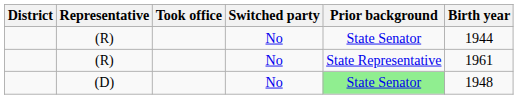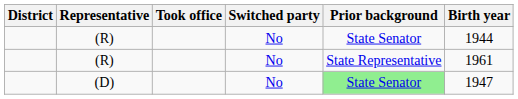(479, 82) 1948 -> (479, 82) 1947
